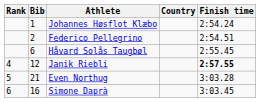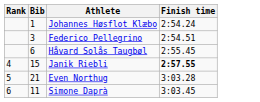- column: (178, 11)
(32, 38) 2 -> (32, 38) 3
(35, 64) 12 -> (35, 64) 15
(35, 91) 16 -> (35, 91) 11
